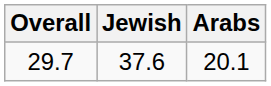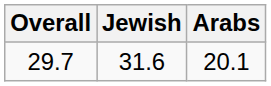(142, 61) 37.6 -> (142, 61) 31.6
